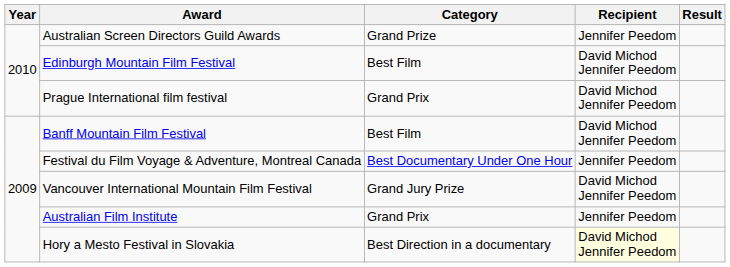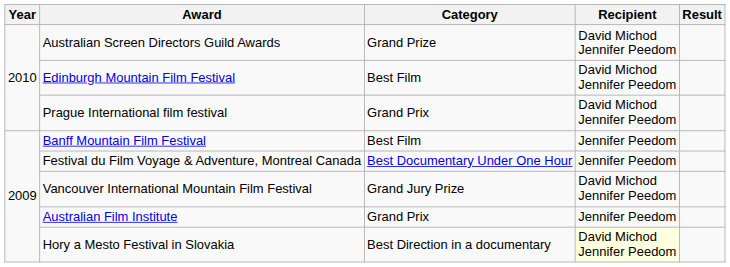(627, 35) Jennifer Peedom -> (627, 42) David Michod Jennifer Peedom
(627, 133) David Michod Jennifer Peedom -> (627, 140) Jennifer Peedom
